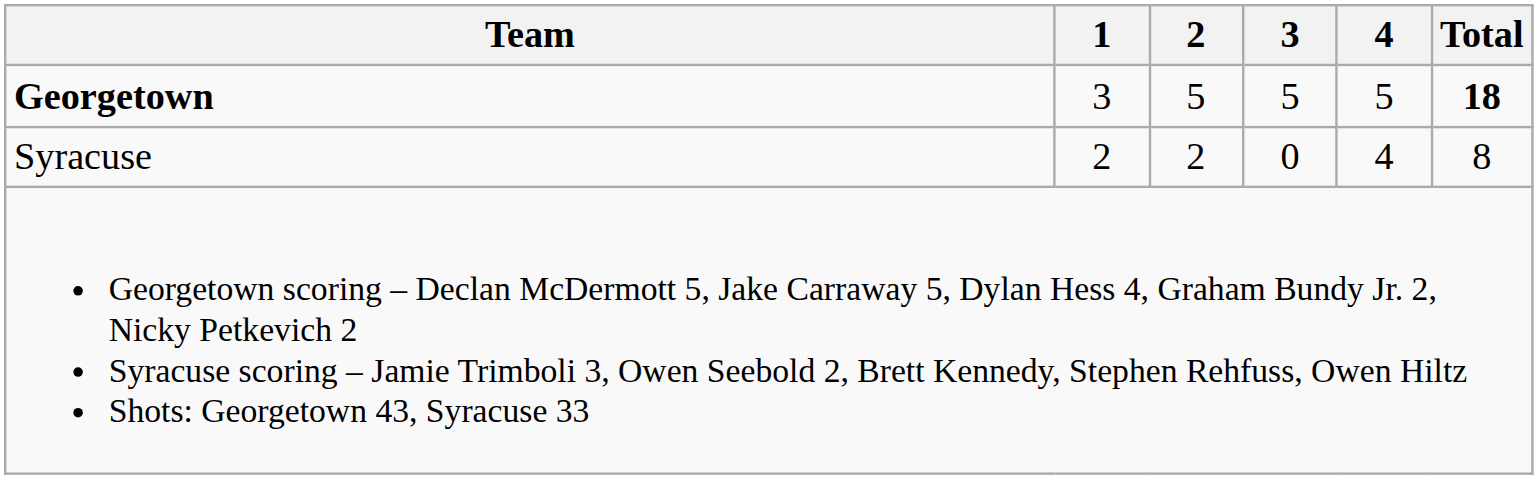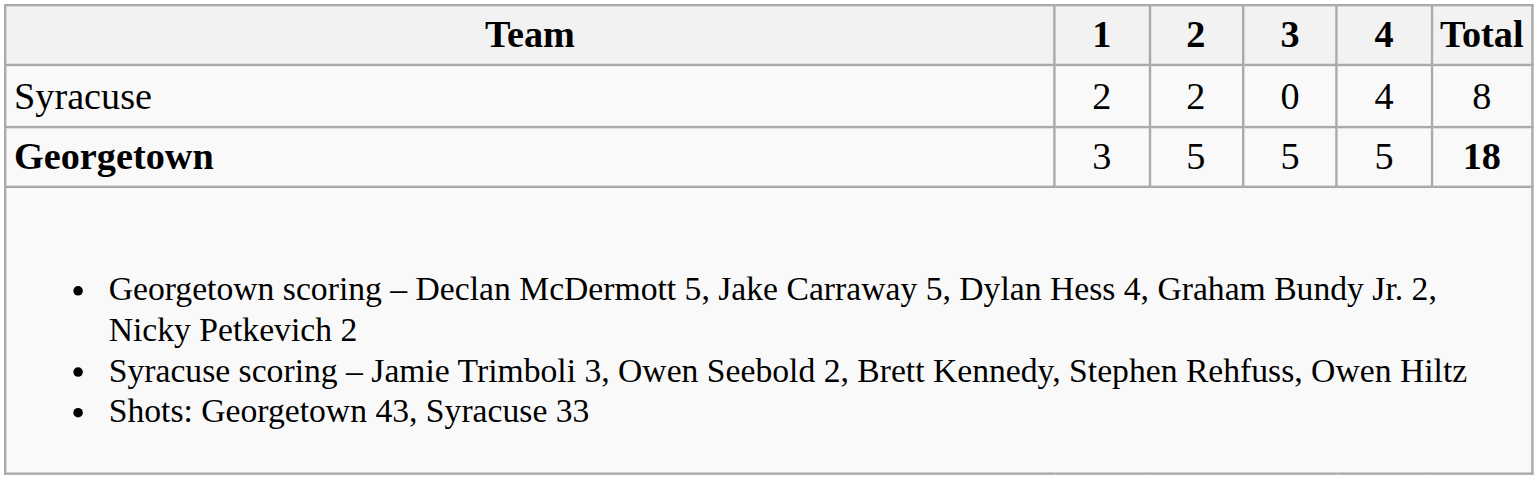rows swapped: (114, 95) <-> (83, 156)
